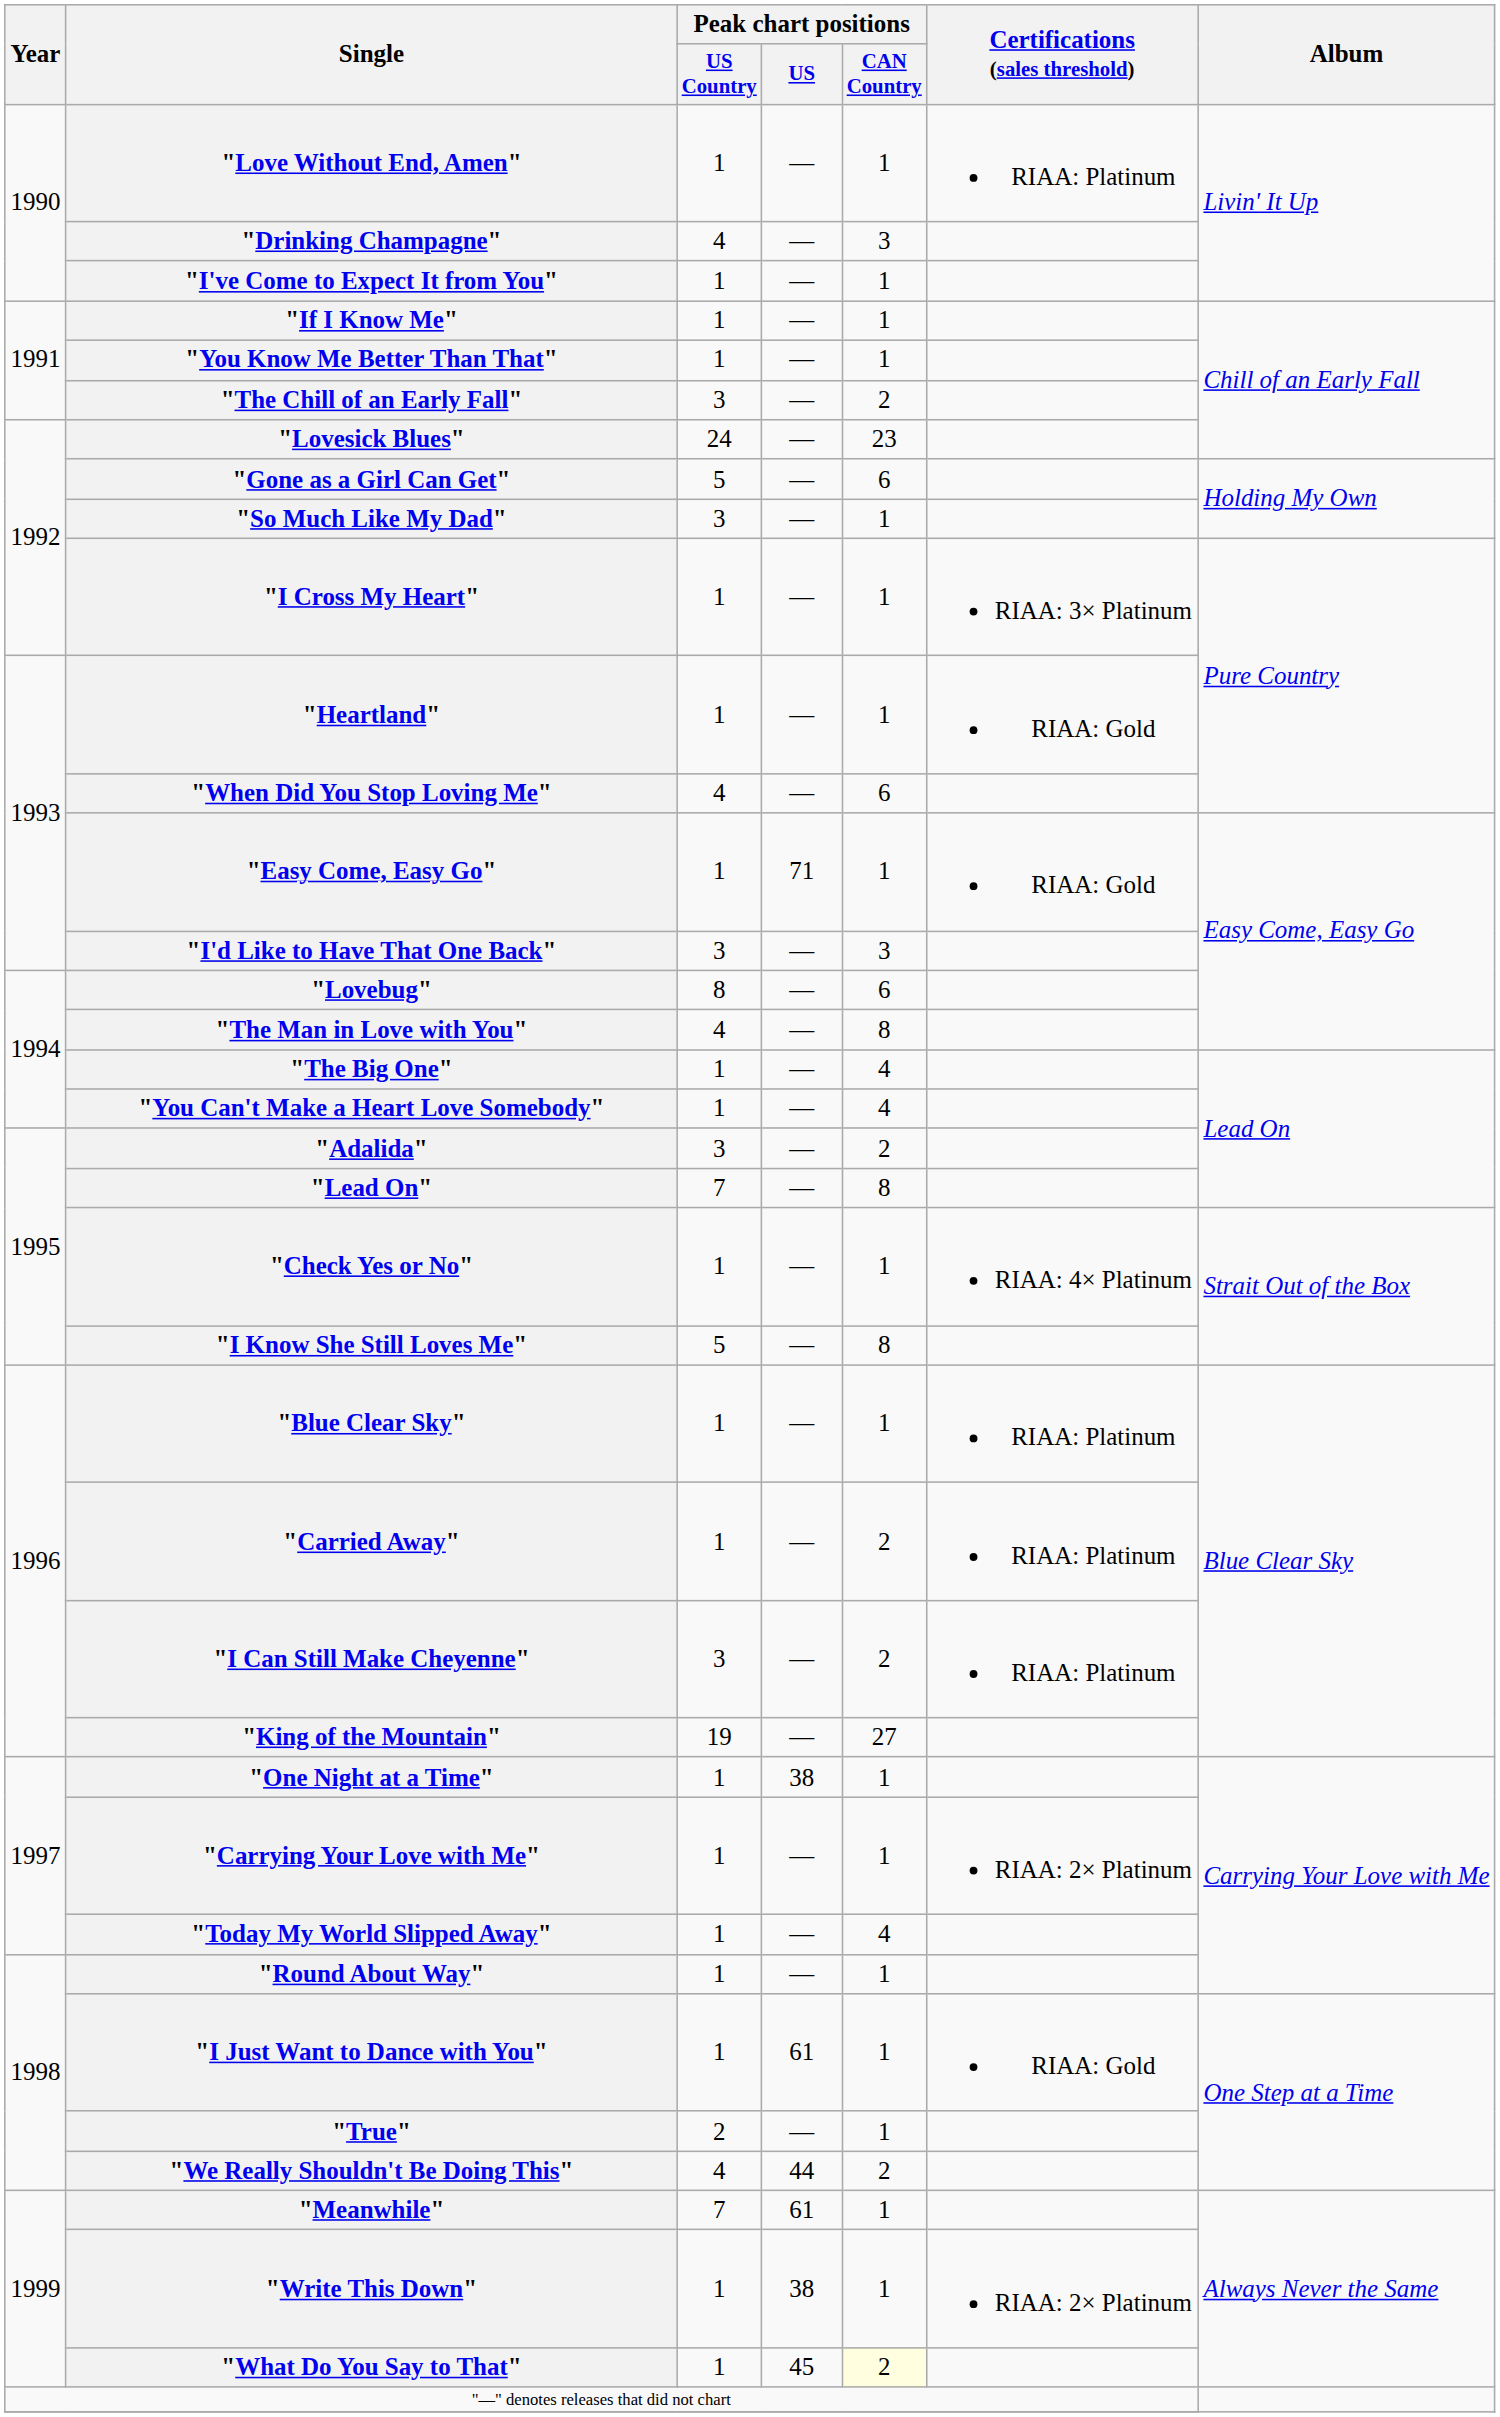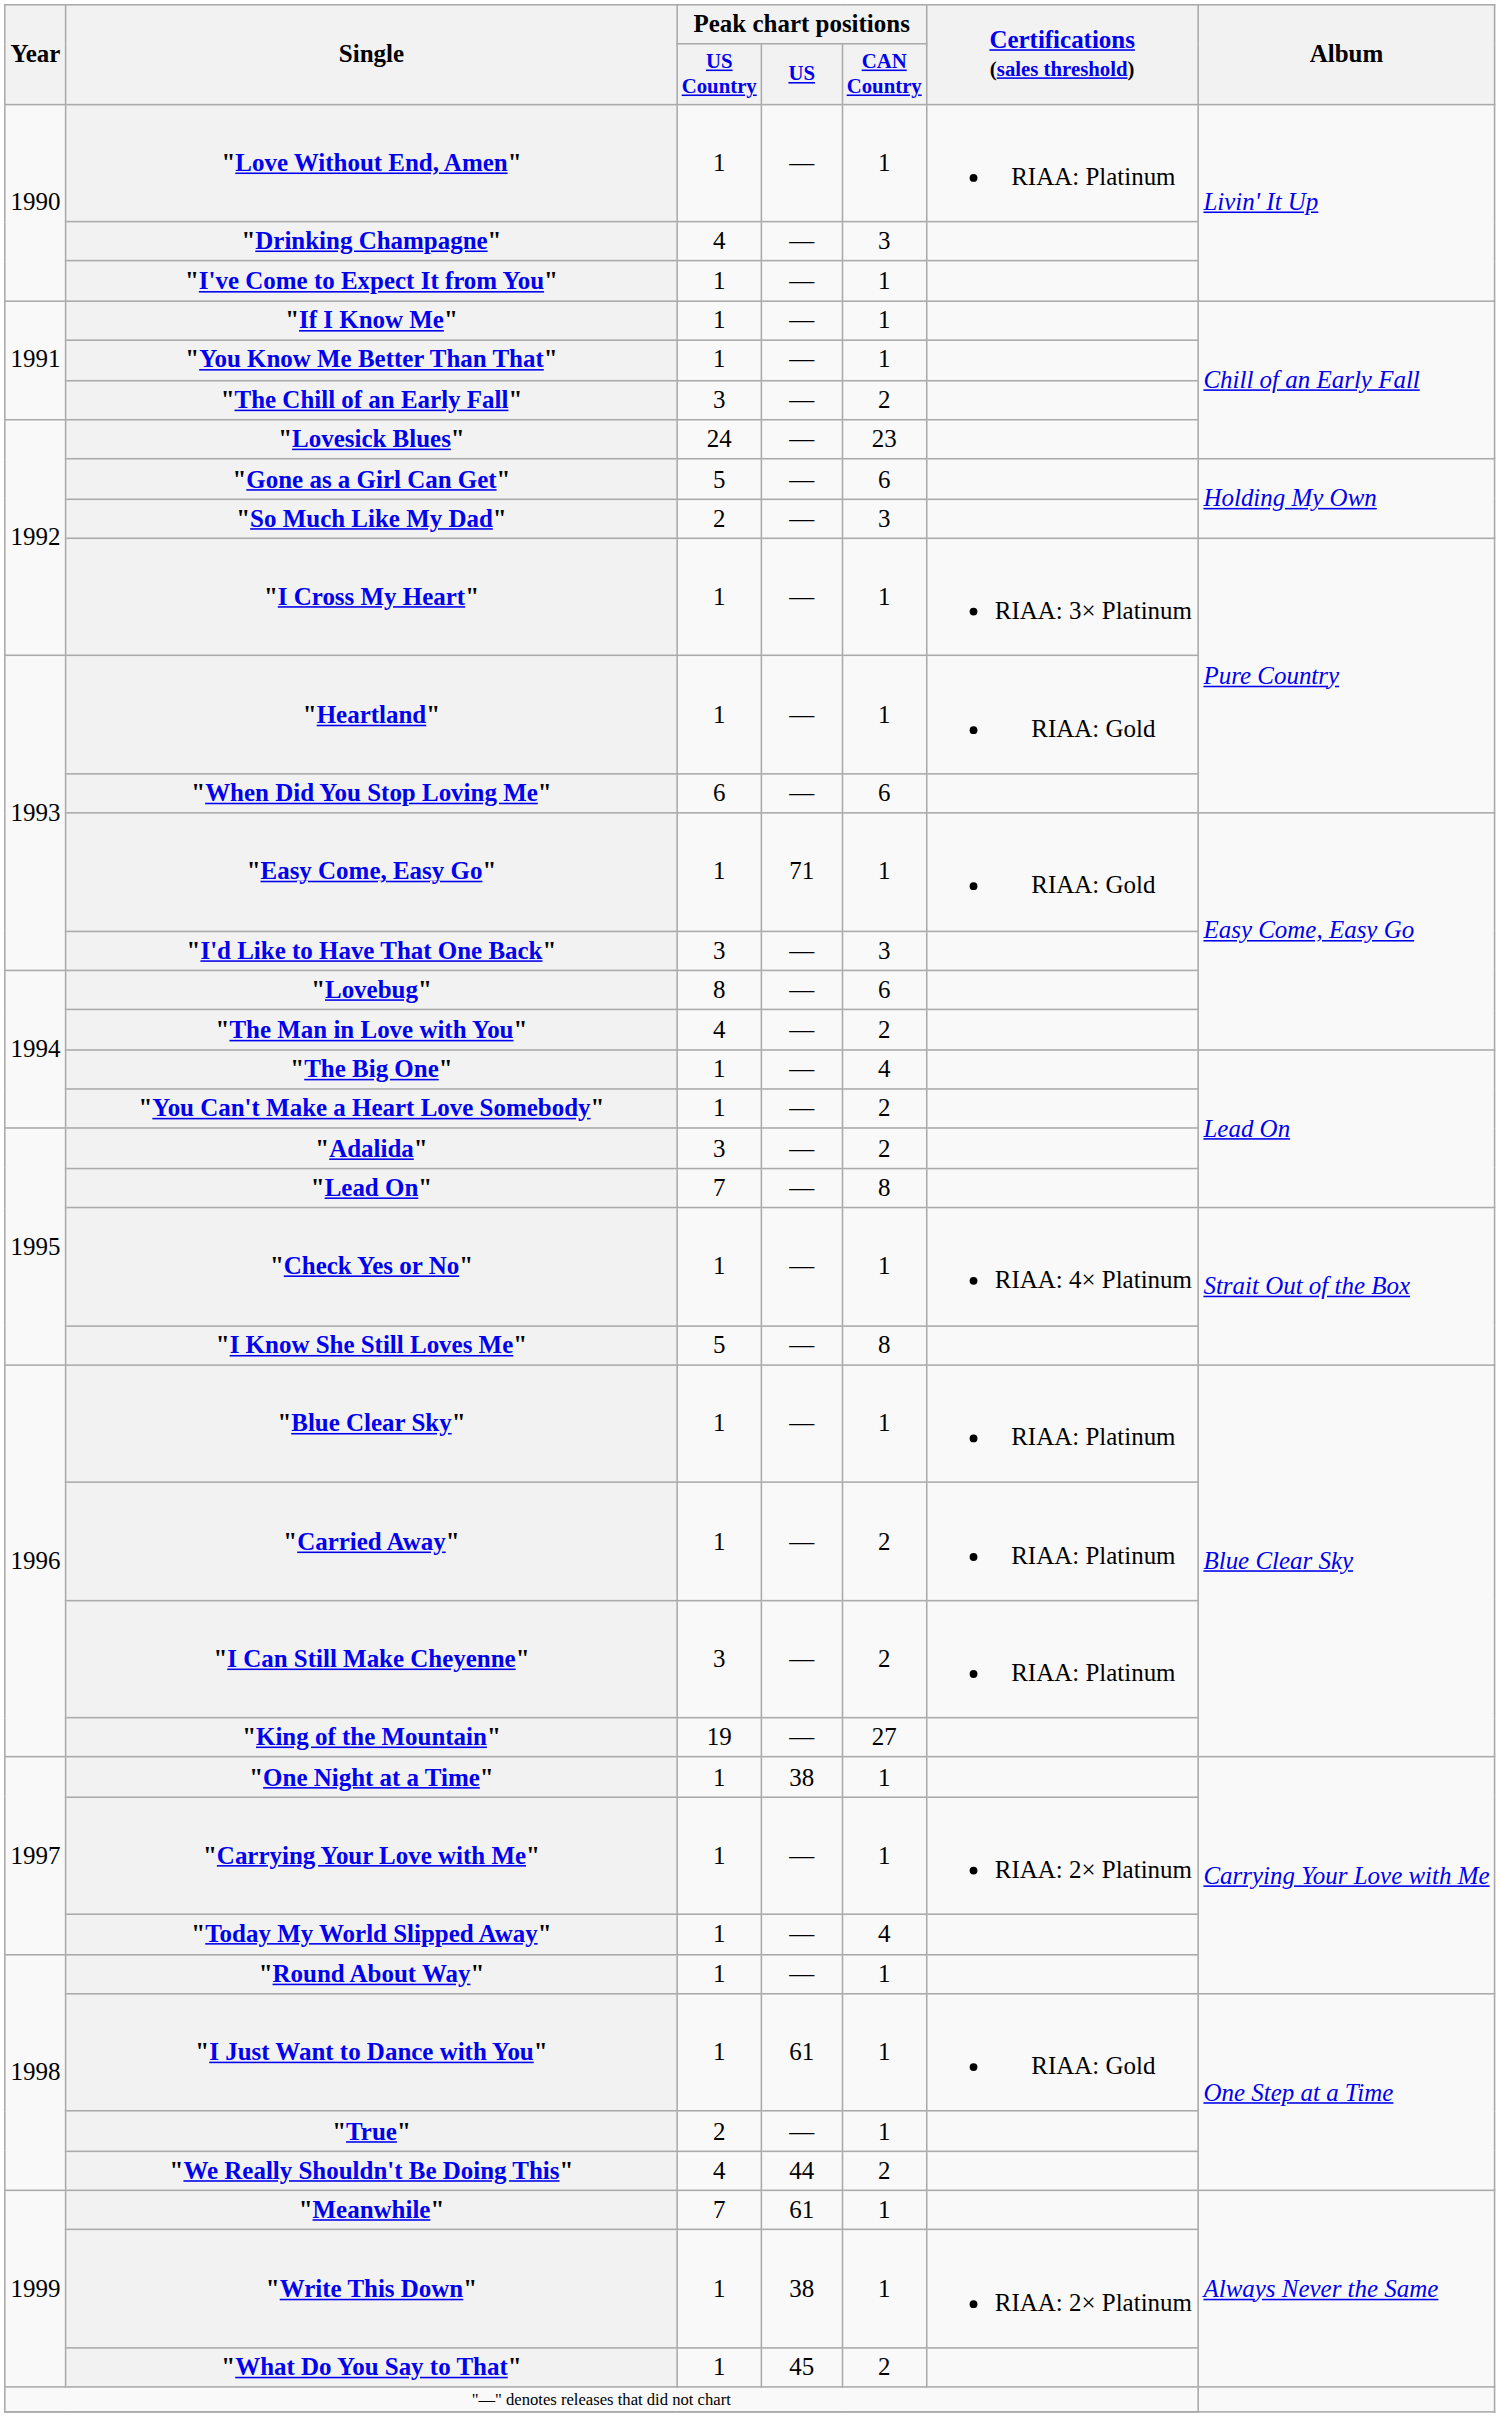(719, 518) 3 -> (719, 518) 2
(884, 518) 1 -> (884, 518) 3
(719, 793) 4 -> (719, 793) 6
(884, 1029) 8 -> (884, 1029) 2
(884, 1108) 4 -> (884, 1108) 2
(884, 2367) lightyellow background -> (884, 2367) no background
